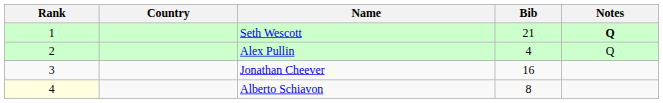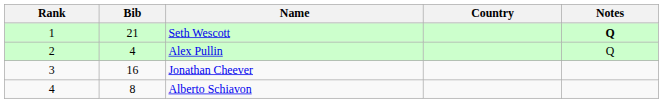columns swapped: (528, 13) <-> (168, 13)
(52, 88) lightyellow background -> (52, 88) no background
